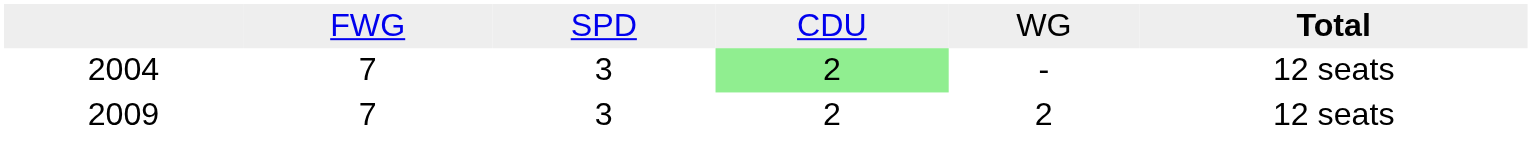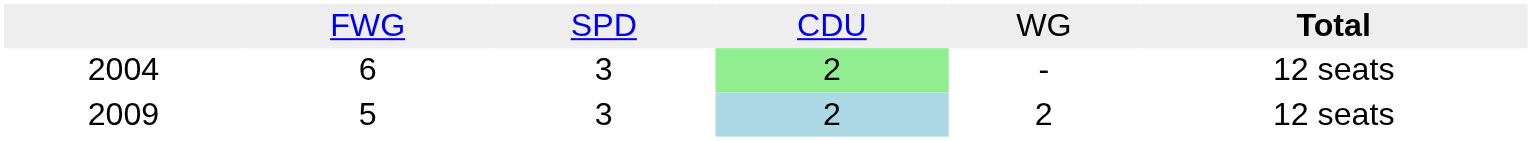(368, 69) 7 -> (368, 69) 6
(368, 114) 7 -> (368, 114) 5
(832, 114) no background -> (832, 114) lightblue background
